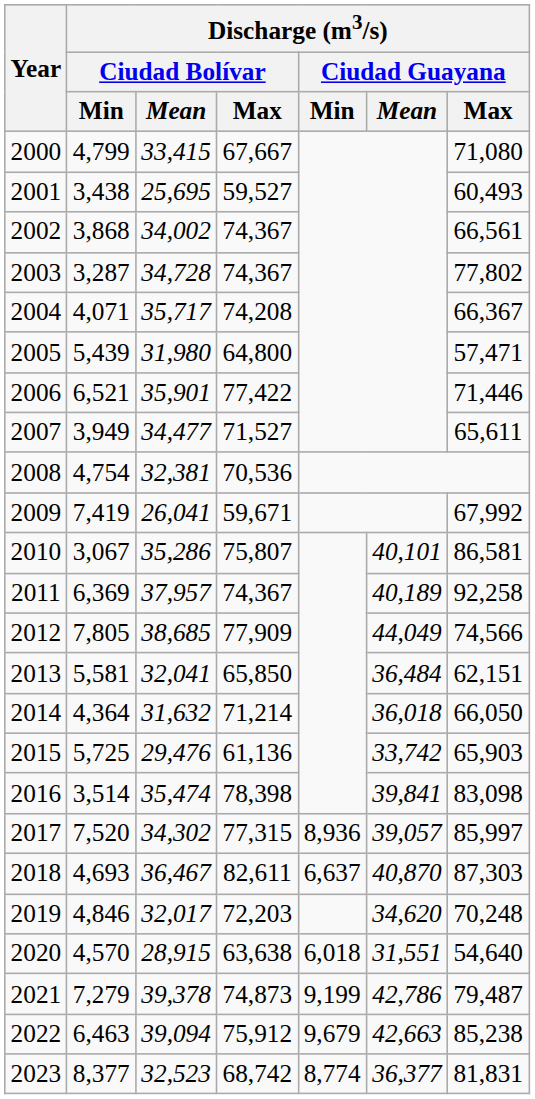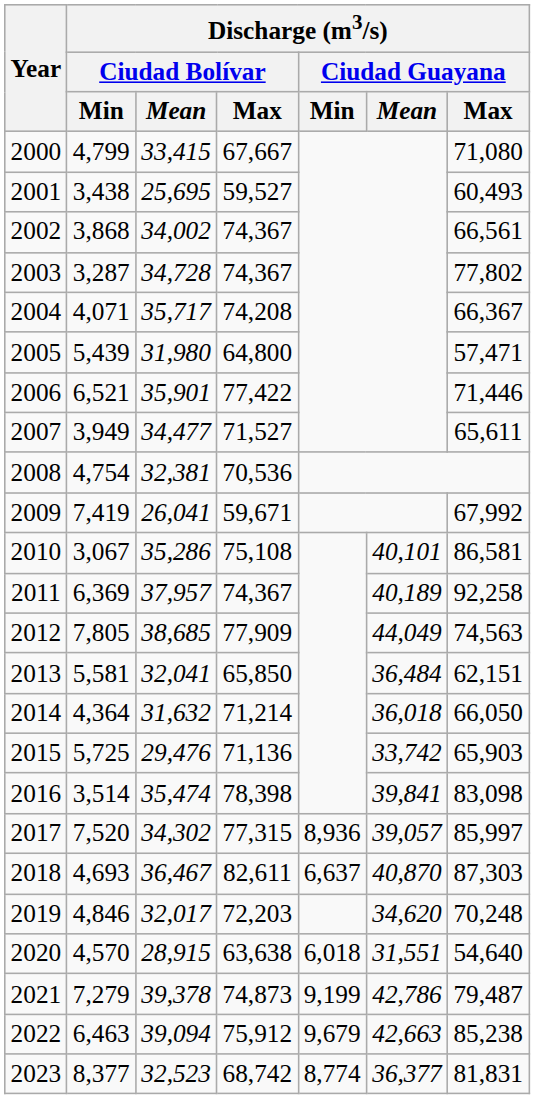(257, 552) 75,807 -> (257, 552) 75,108
(488, 632) 74,566 -> (488, 632) 74,563
(257, 753) 61,136 -> (257, 753) 71,136
